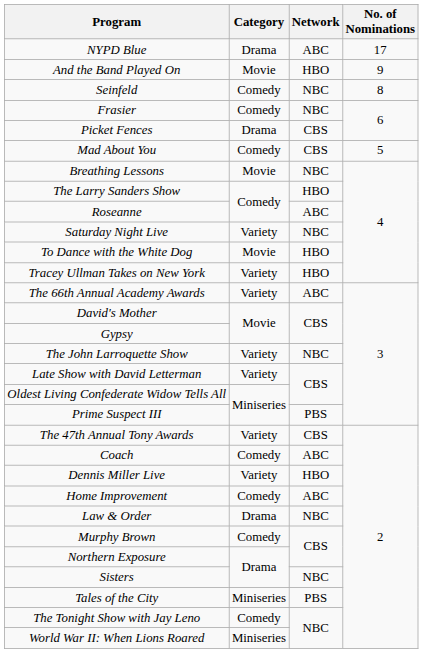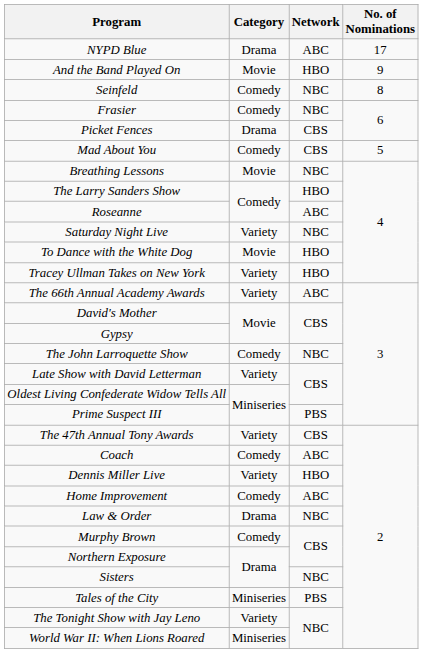(259, 353) Variety -> (259, 353) Comedy
(259, 617) Comedy -> (259, 617) Variety
